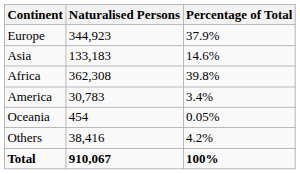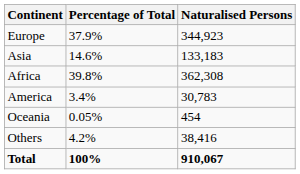columns swapped: (124, 14) <-> (239, 14)
